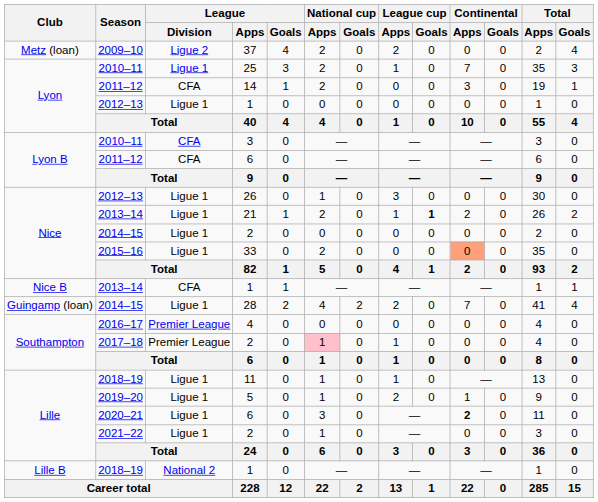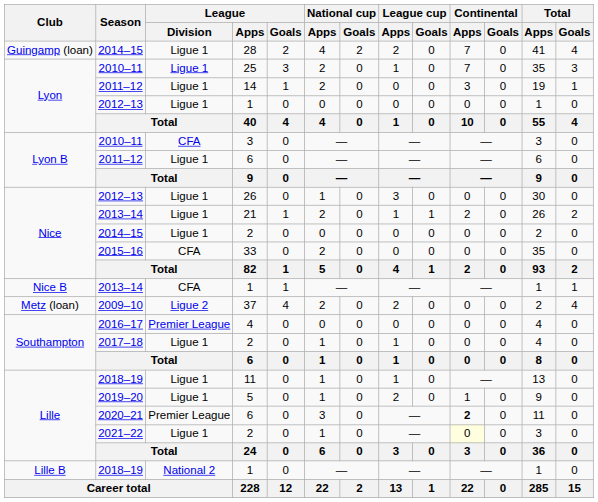rows swapped: (121, 50) <-> (121, 305)
(189, 86) CFA -> (189, 86) Ligue 1
(189, 159) CFA -> (189, 159) Ligue 1
(432, 214) bold -> (432, 214) normal
(189, 251) Ligue 1 -> (189, 251) CFA
(467, 251) lightsalmon background -> (467, 251) no background
(189, 342) Premier League -> (189, 342) Ligue 1
(322, 342) pink background -> (322, 342) no background
(189, 415) Ligue 1 -> (189, 415) Premier League
(467, 433) no background -> (467, 433) lightyellow background
